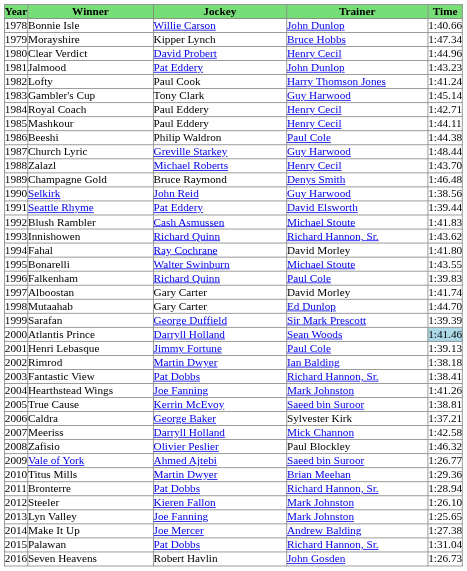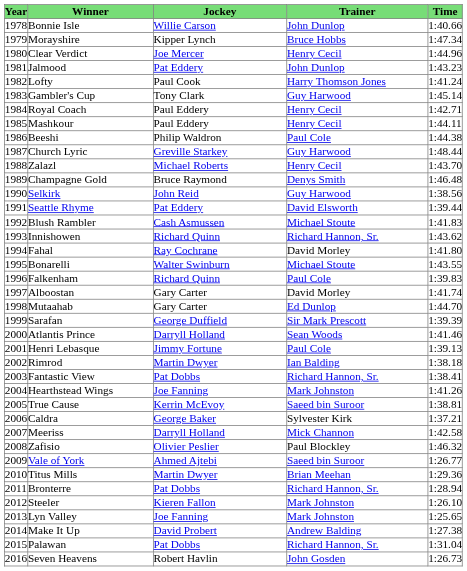(185, 53) David Probert -> (179, 53) Joe Mercer
(445, 334) lightblue background -> (445, 334) no background
(179, 530) Joe Mercer -> (185, 530) David Probert
